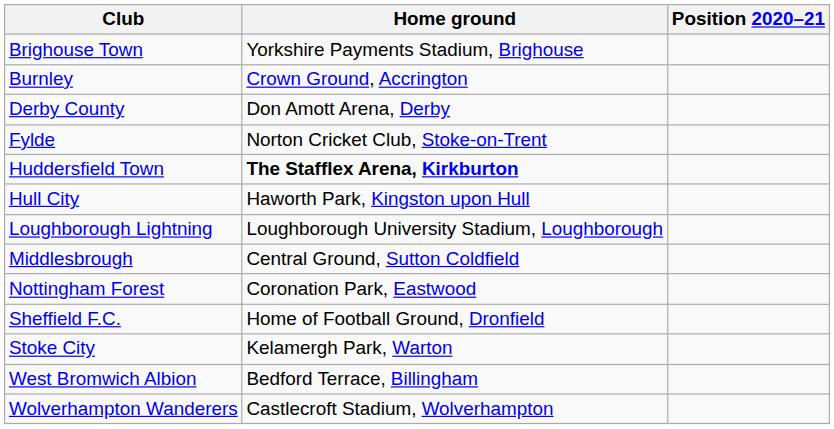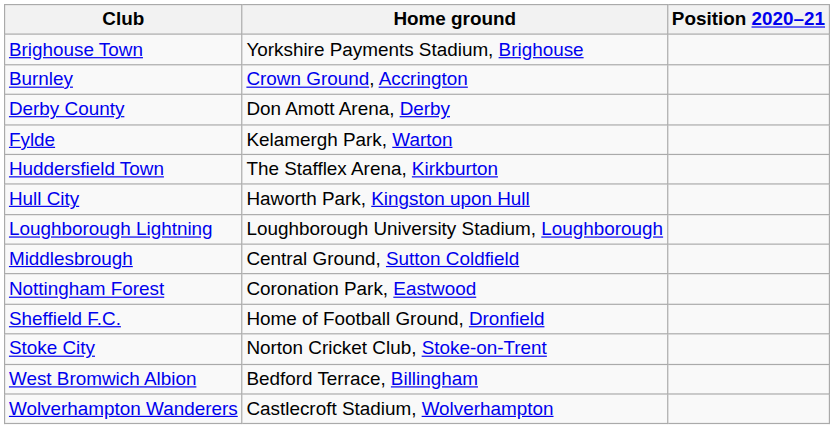(397, 139) Norton Cricket Club, Stoke-on-Trent -> (349, 139) Kelamergh Park, Warton
(382, 169) bold -> (372, 169) normal
(349, 348) Kelamergh Park, Warton -> (397, 348) Norton Cricket Club, Stoke-on-Trent
